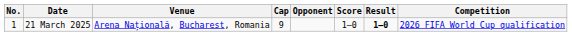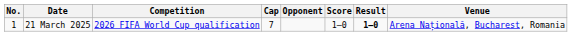columns swapped: (182, 11) <-> (482, 11)
(281, 25) 9 -> (271, 25) 7
